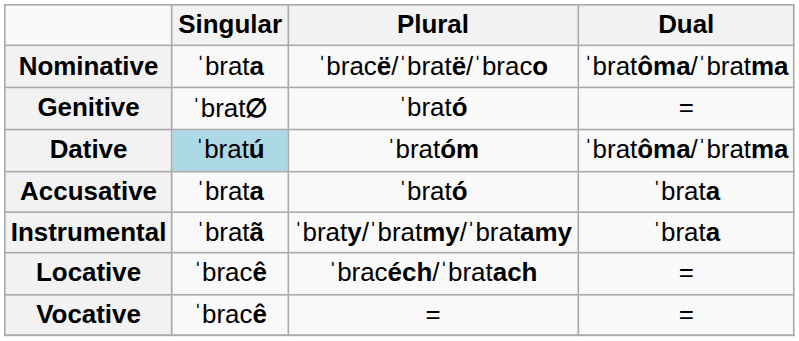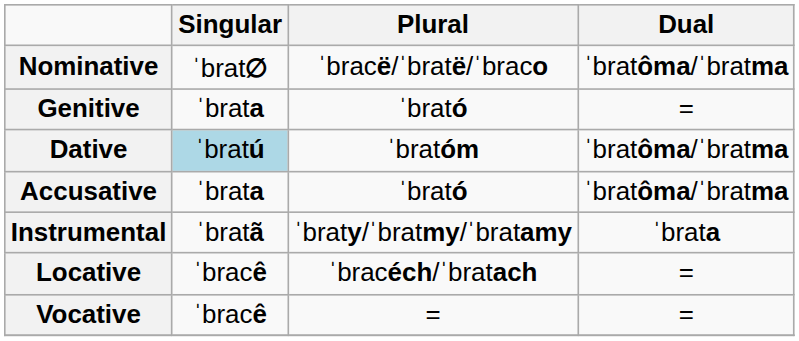(230, 66) ˈbrata -> (230, 67) ˈbrat∅
(230, 108) ˈbrat∅ -> (230, 108) ˈbrata
(686, 191) ˈbrata -> (686, 191) ˈbratôma/ˈbratma
